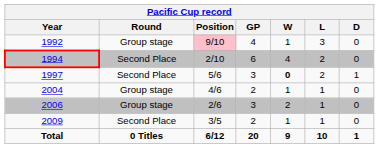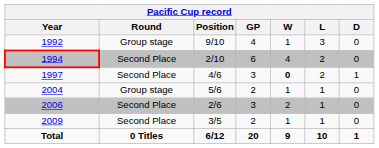(215, 42) pink background -> (215, 42) no background
(215, 75) 5/6 -> (215, 75) 4/6
(215, 90) 4/6 -> (215, 90) 5/6
(147, 105) Group stage -> (147, 105) Second Place
